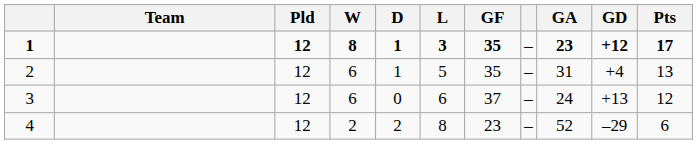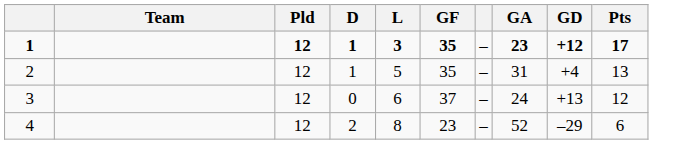- column: (353, 17)
